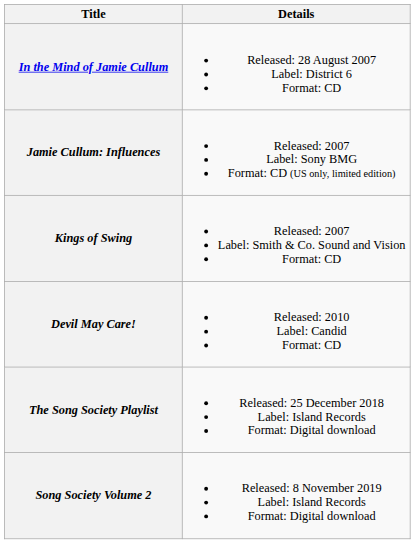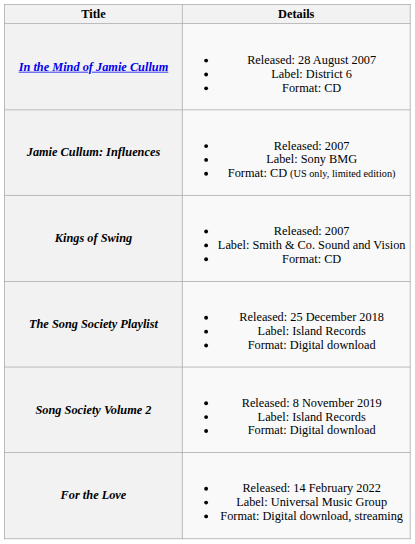- row: (93, 324)
+ row: (93, 495)
